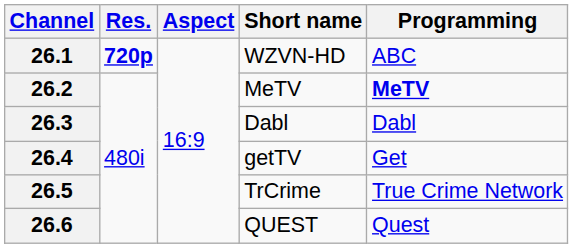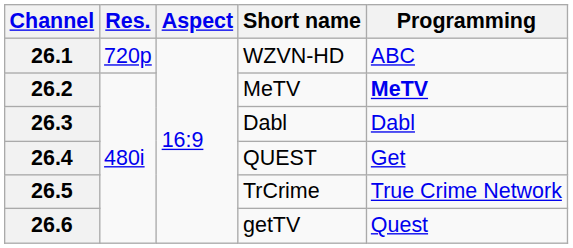(129, 55) bold -> (128, 55) normal
(273, 157) getTV -> (280, 157) QUEST
(281, 225) QUEST -> (272, 225) getTV
